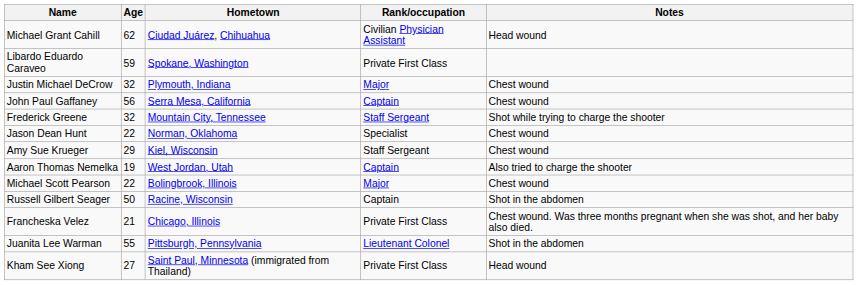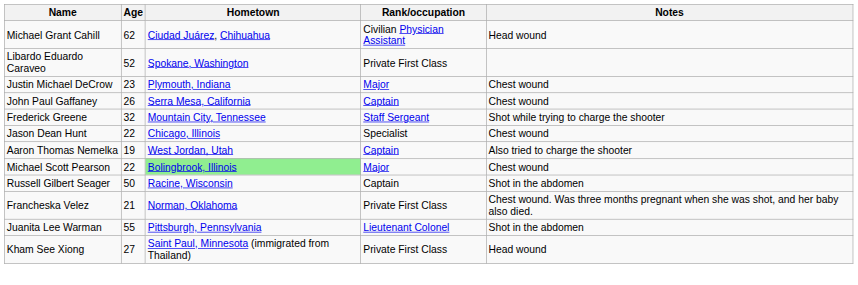(129, 63) 59 -> (129, 63) 52
(129, 85) 32 -> (129, 85) 23
(129, 101) 56 -> (129, 101) 26
(193, 134) Norman, Oklahoma -> (184, 134) Chicago, Illinois
- row: (47, 150)
(192, 183) no background -> (192, 167) lightgreen background
(184, 222) Chicago, Illinois -> (193, 205) Norman, Oklahoma
